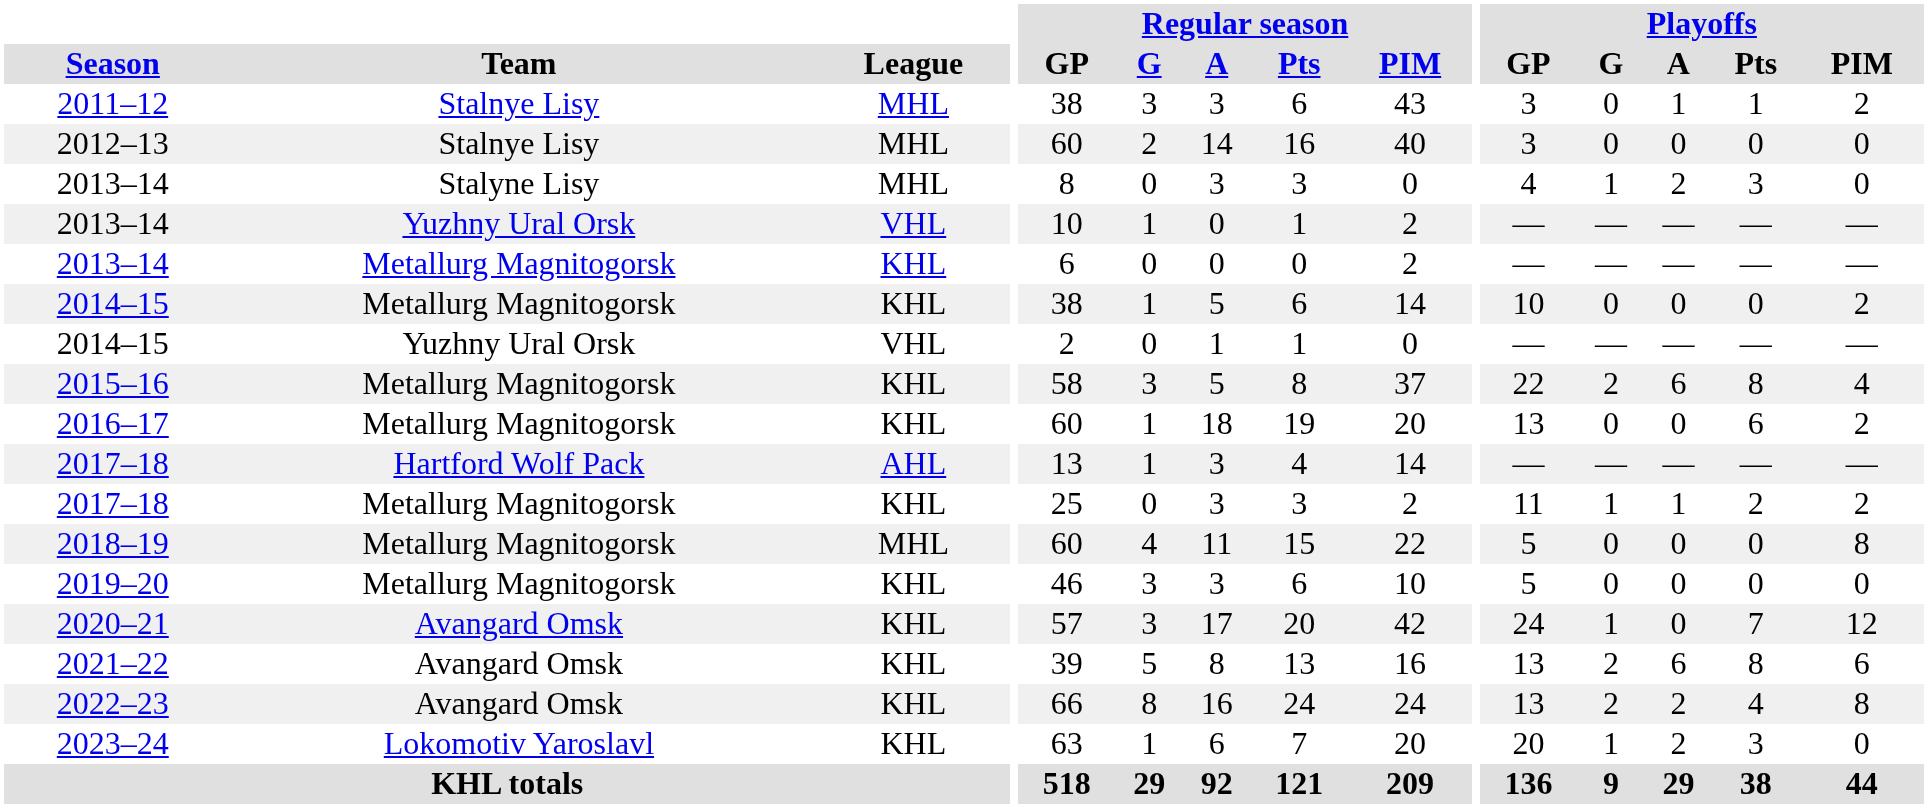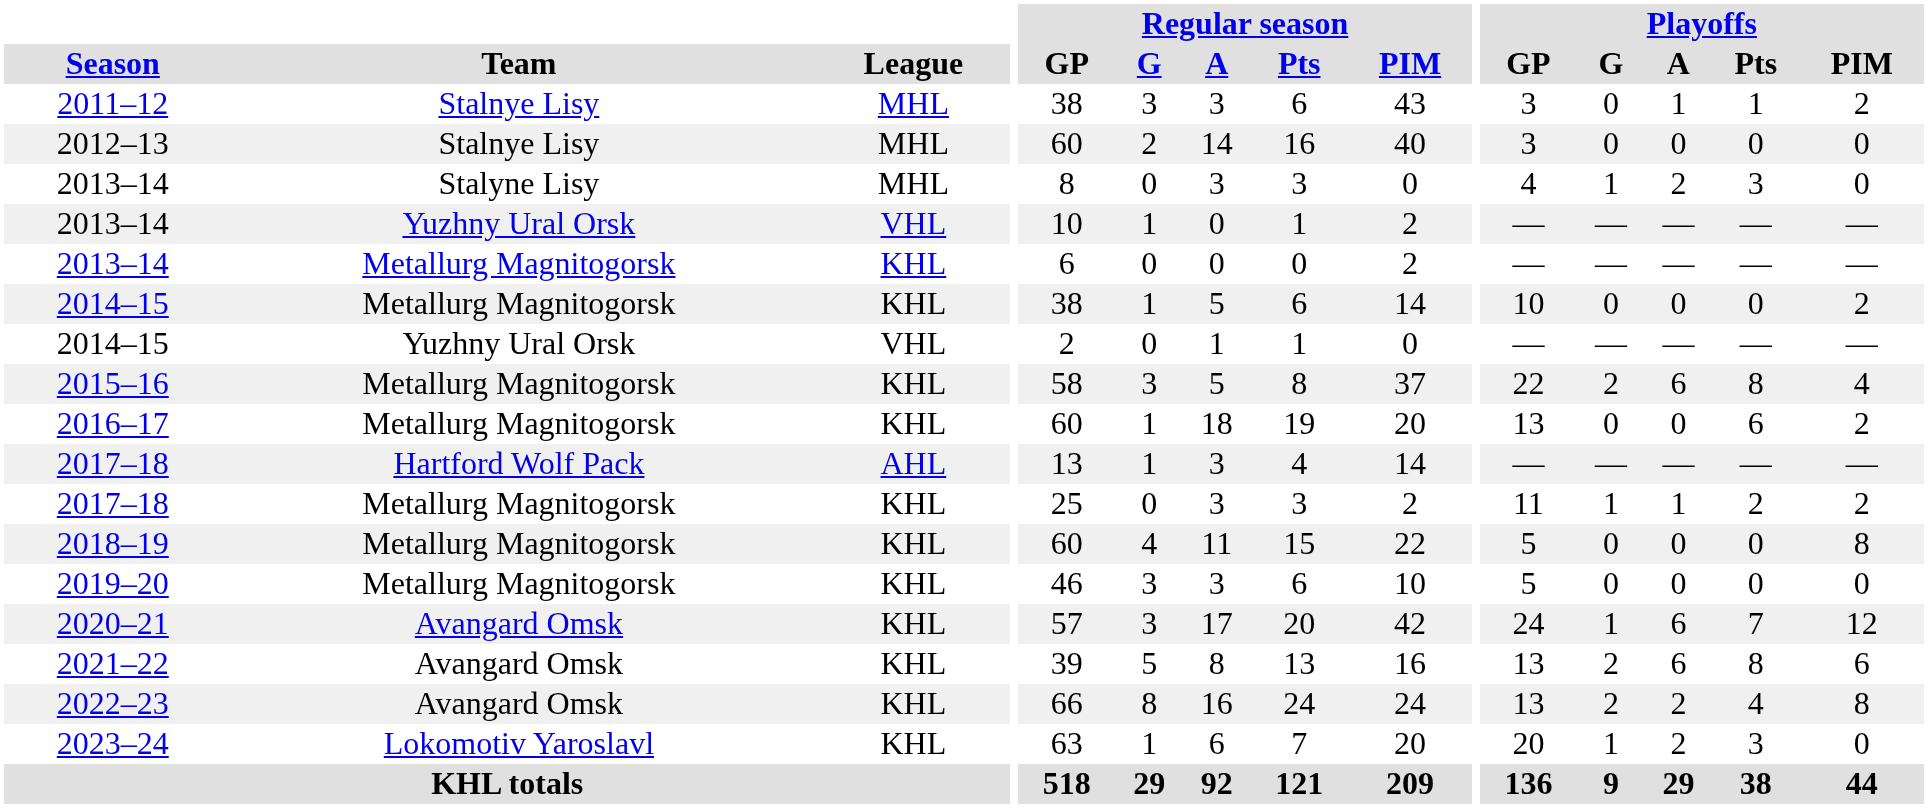(913, 543) MHL -> (913, 543) KHL
(1678, 623) 0 -> (1678, 623) 6
